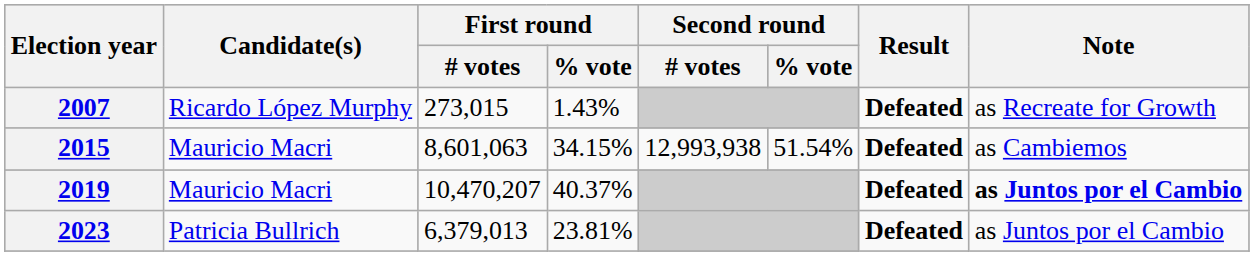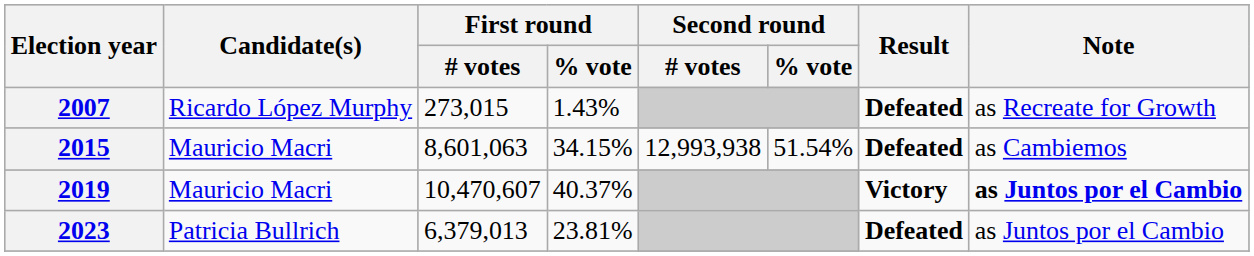(482, 189) 10,470,207 -> (482, 189) 10,470,607
(914, 189) Defeated -> (906, 189) Victory
